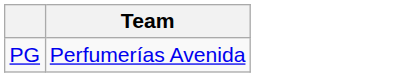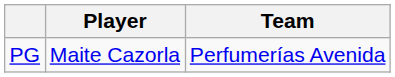+ column: (115, 21)
